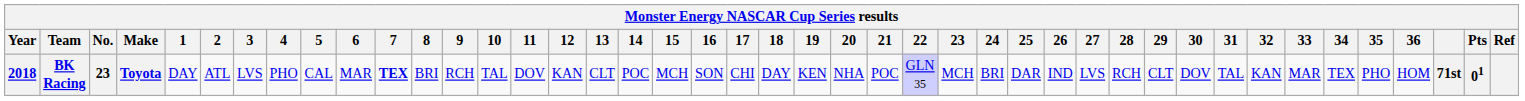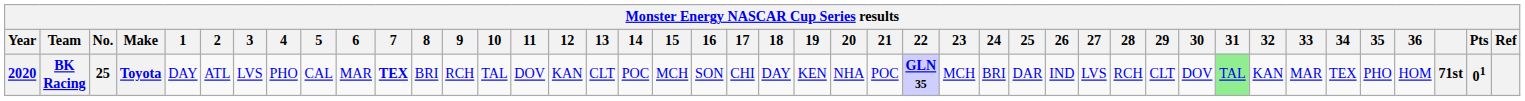(22, 74) 2018 -> (22, 74) 2020
(103, 74) 23 -> (103, 74) 25
(920, 74) normal -> (921, 74) bold
(1231, 74) no background -> (1232, 74) lightgreen background
